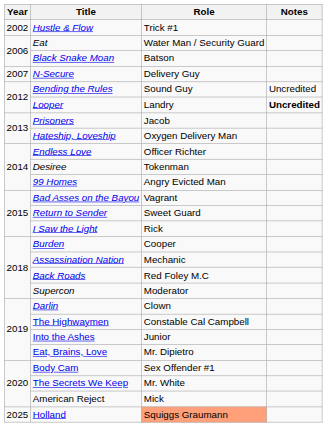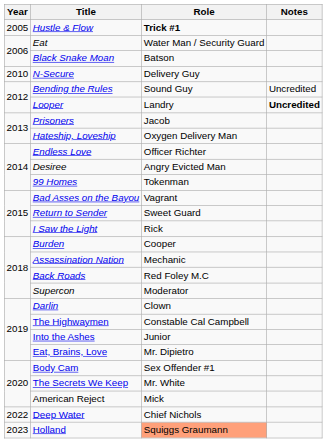(17, 27) 2002 -> (17, 27) 2005
(161, 27) normal -> (162, 27) bold
(17, 74) 2007 -> (17, 74) 2010
(166, 167) Tokenman -> (185, 167) Angry Evicted Man
(185, 182) Angry Evicted Man -> (166, 182) Tokenman
+ row: (59, 414)
(17, 414) 2025 -> (17, 430) 2023
